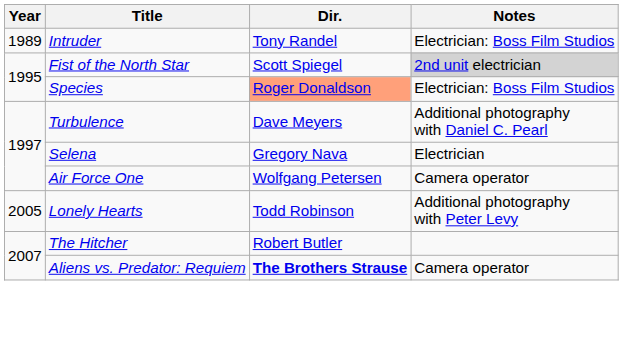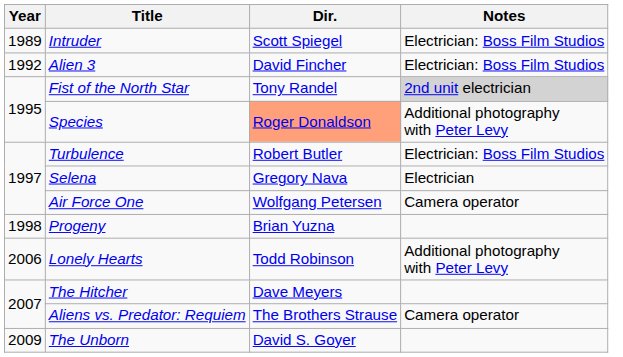(295, 40) Tony Randel -> (297, 40) Scott Spiegel
+ row: (72, 64)
(297, 64) Scott Spiegel -> (295, 88) Tony Randel
(514, 88) Electrician: Boss Film Studios -> (482, 121) Additional photography with Peter Levy
(297, 121) Dave Meyers -> (297, 154) Robert Butler
(492, 121) Additional photography with Daniel C. Pearl -> (504, 154) Electrician: Boss Film Studios
+ row: (77, 226)
(25, 210) 2005 -> (25, 259) 2006
(297, 243) Robert Butler -> (297, 291) Dave Meyers
(330, 267) bold -> (325, 315) normal
+ row: (89, 340)
